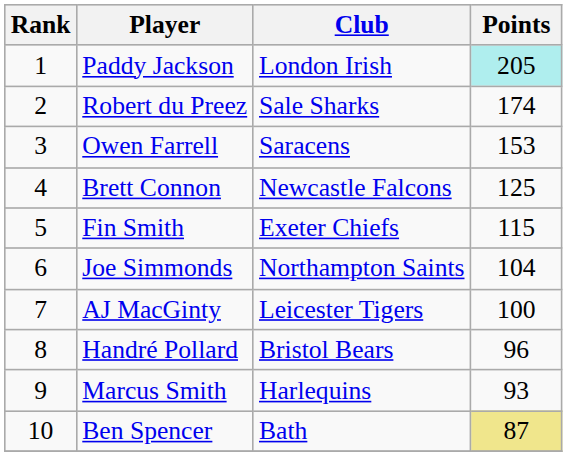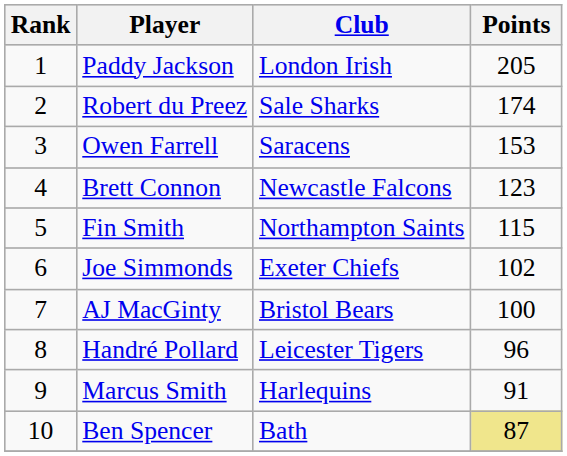(516, 65) paleturquoise background -> (516, 65) no background
(516, 187) 125 -> (516, 187) 123
(329, 227) Exeter Chiefs -> (362, 227) Northampton Saints
(362, 268) Northampton Saints -> (329, 268) Exeter Chiefs
(516, 268) 104 -> (516, 268) 102
(341, 308) Leicester Tigers -> (326, 308) Bristol Bears
(326, 349) Bristol Bears -> (341, 349) Leicester Tigers
(516, 390) 93 -> (516, 390) 91
